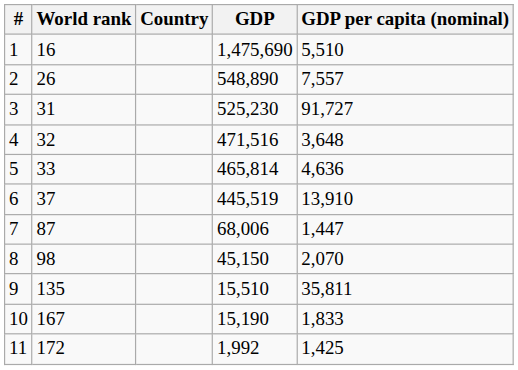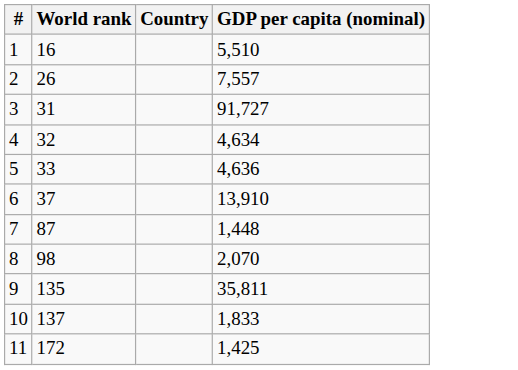- column: (255, 19)
(323, 139) 3,648 -> (238, 139) 4,634
(323, 229) 1,447 -> (238, 229) 1,448
(51, 318) 167 -> (51, 318) 137
